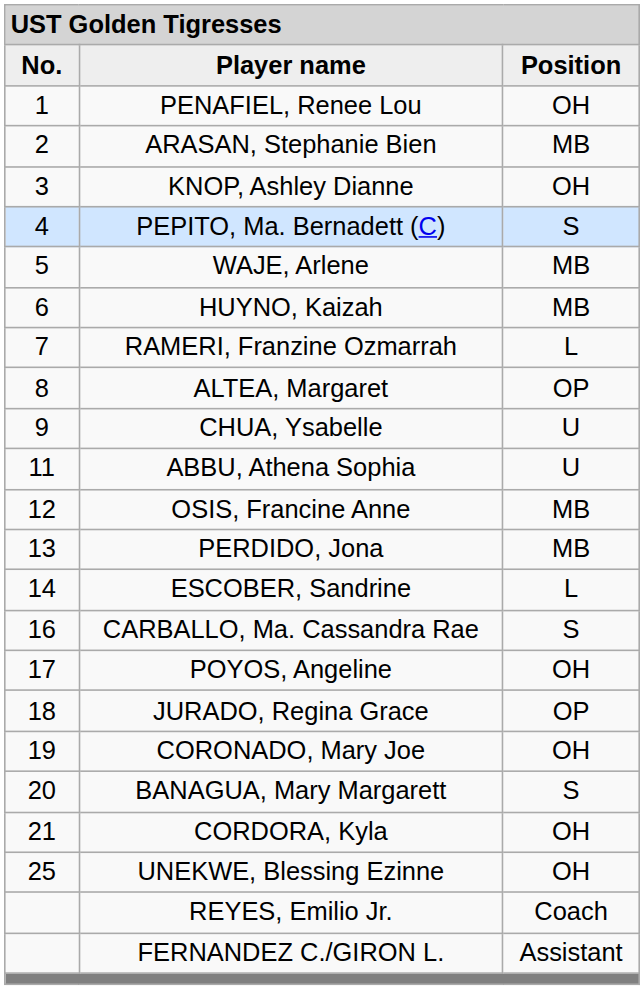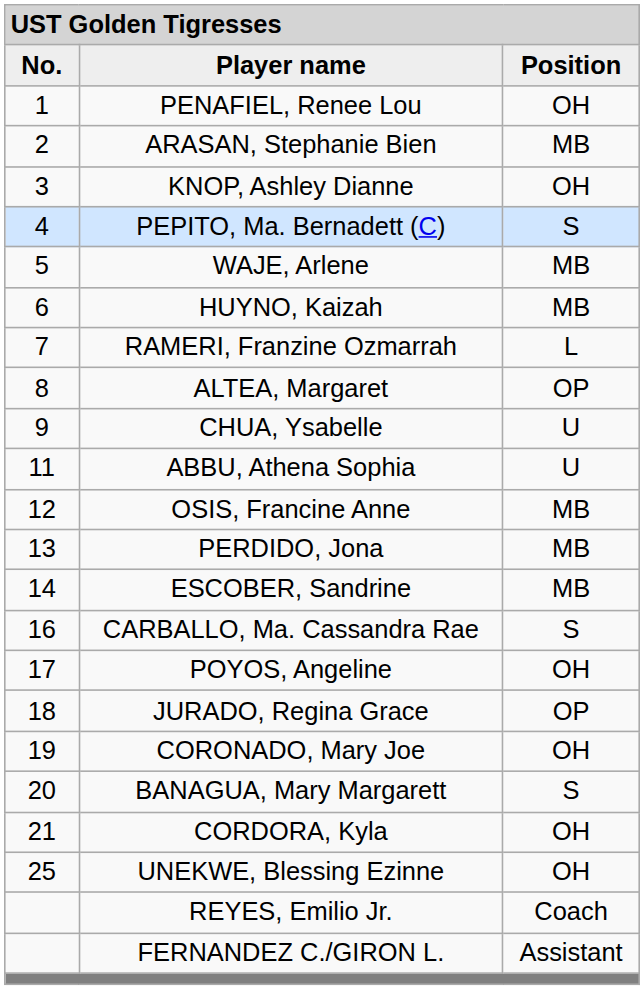(571, 589) L -> (571, 589) MB
